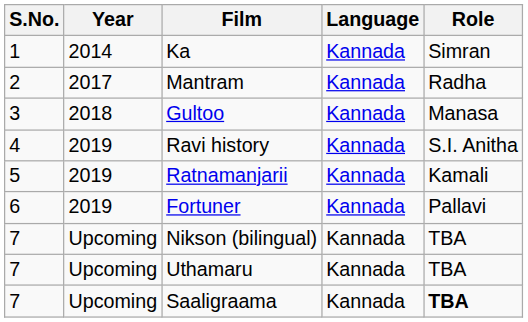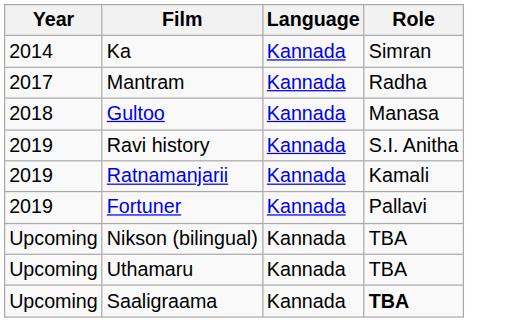- column: (34, 20)
